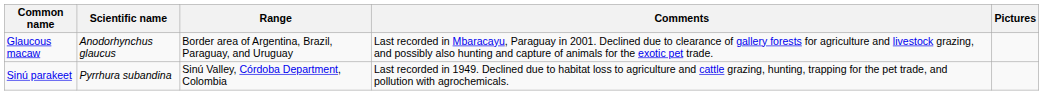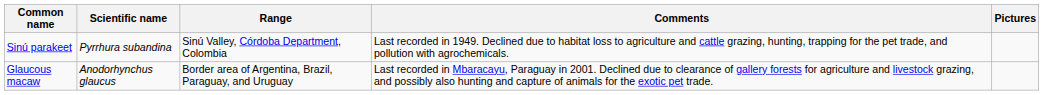rows swapped: (29, 47) <-> (39, 76)
